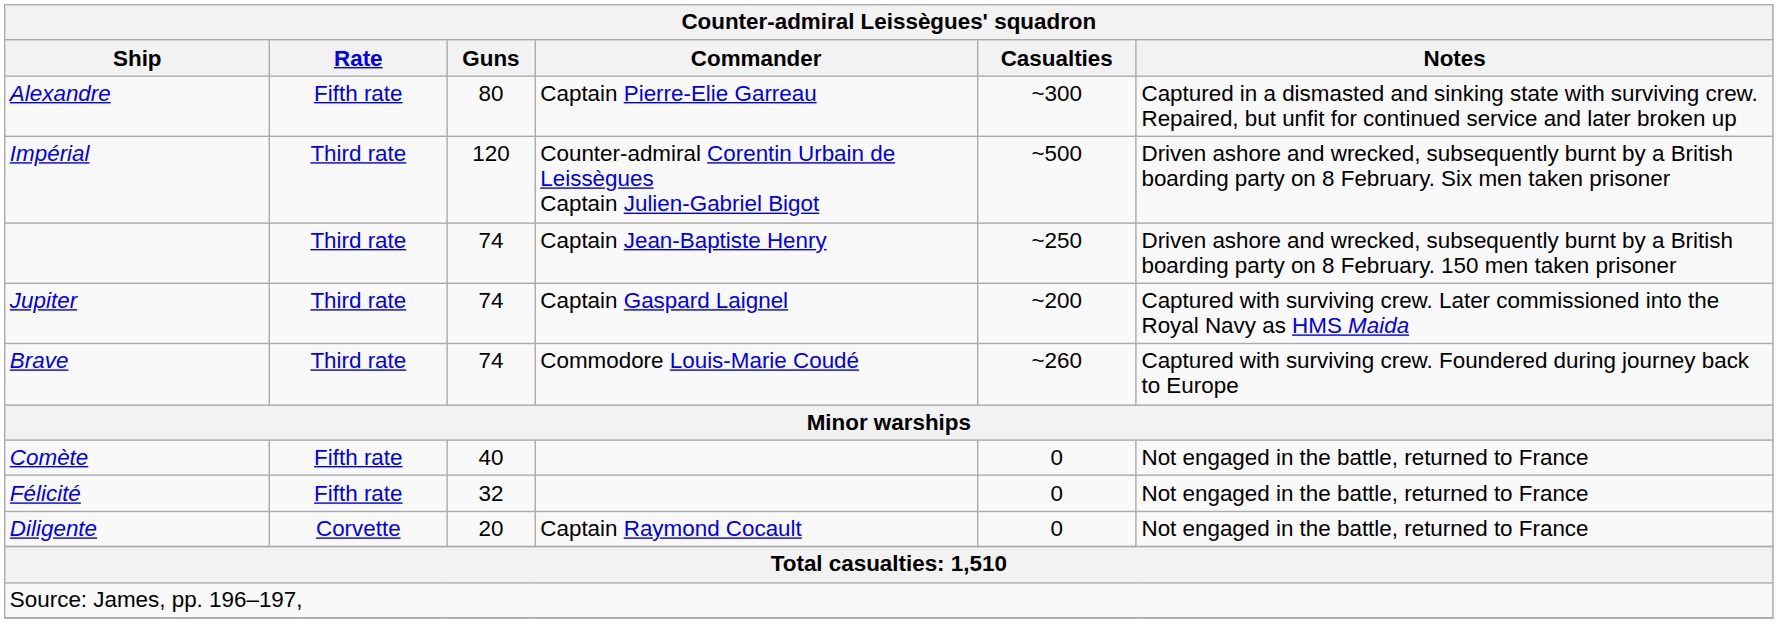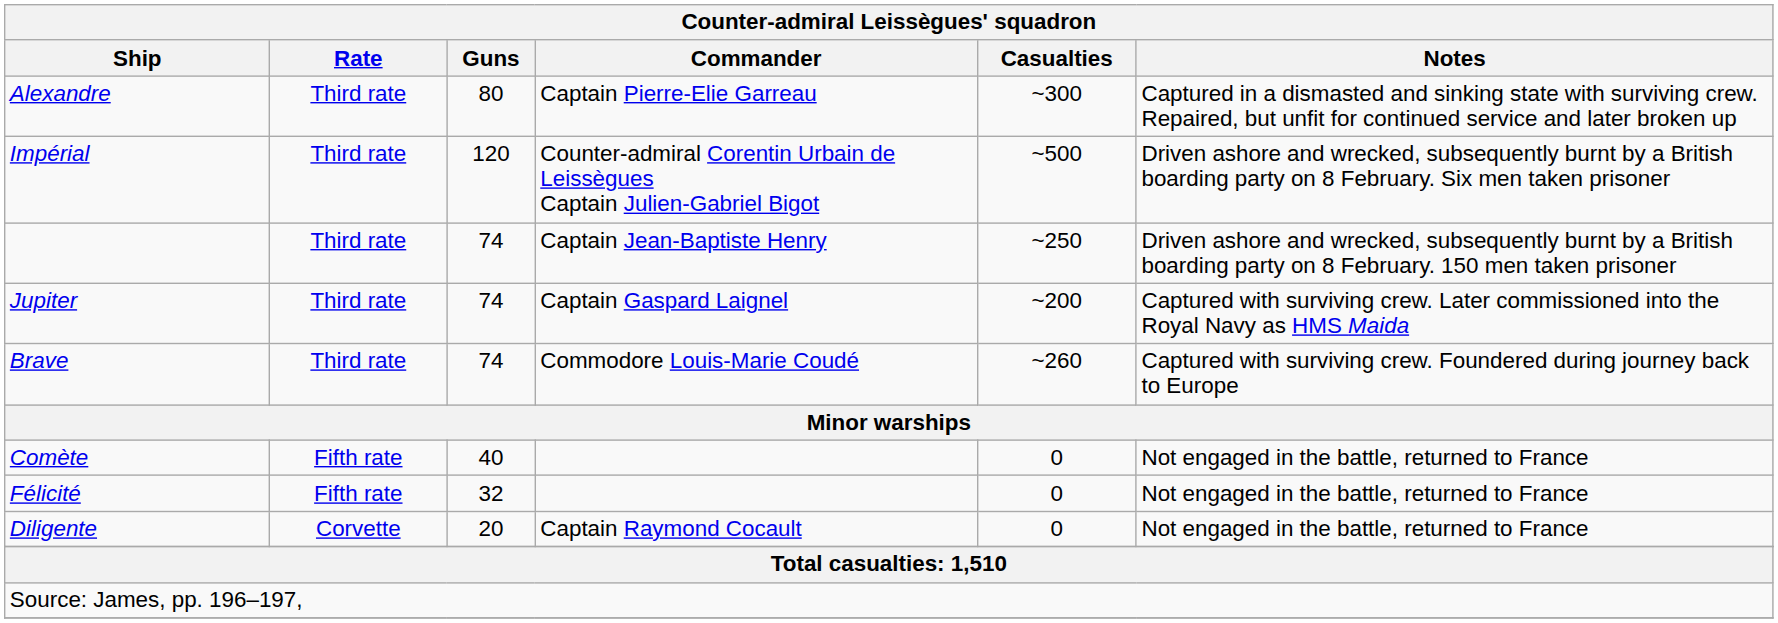(358, 93) Fifth rate -> (358, 93) Third rate
